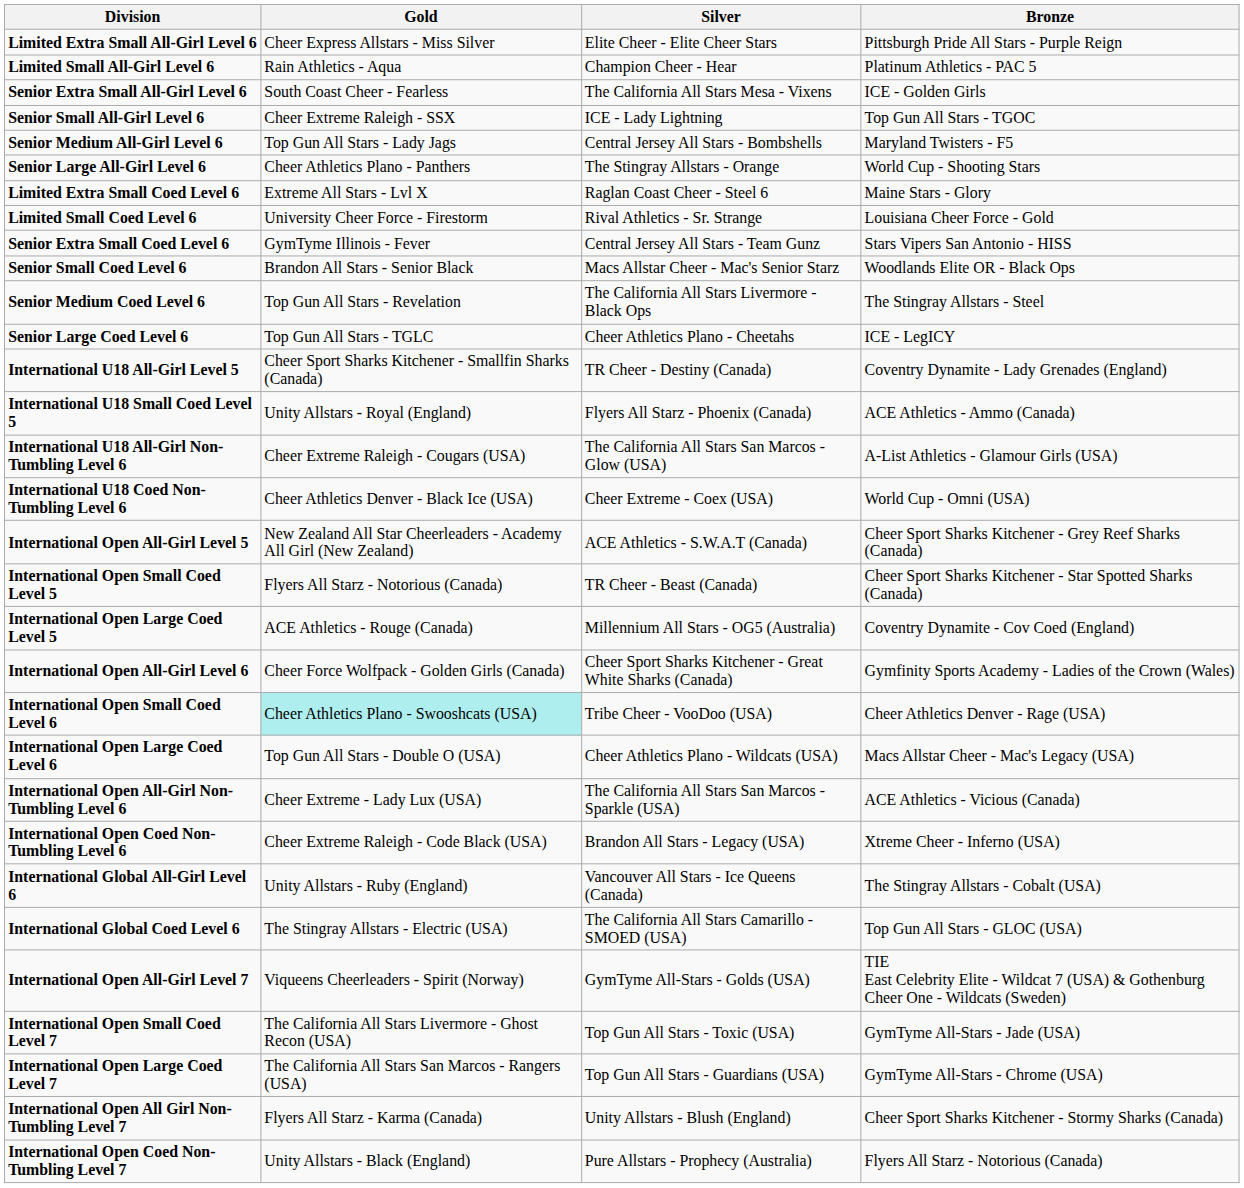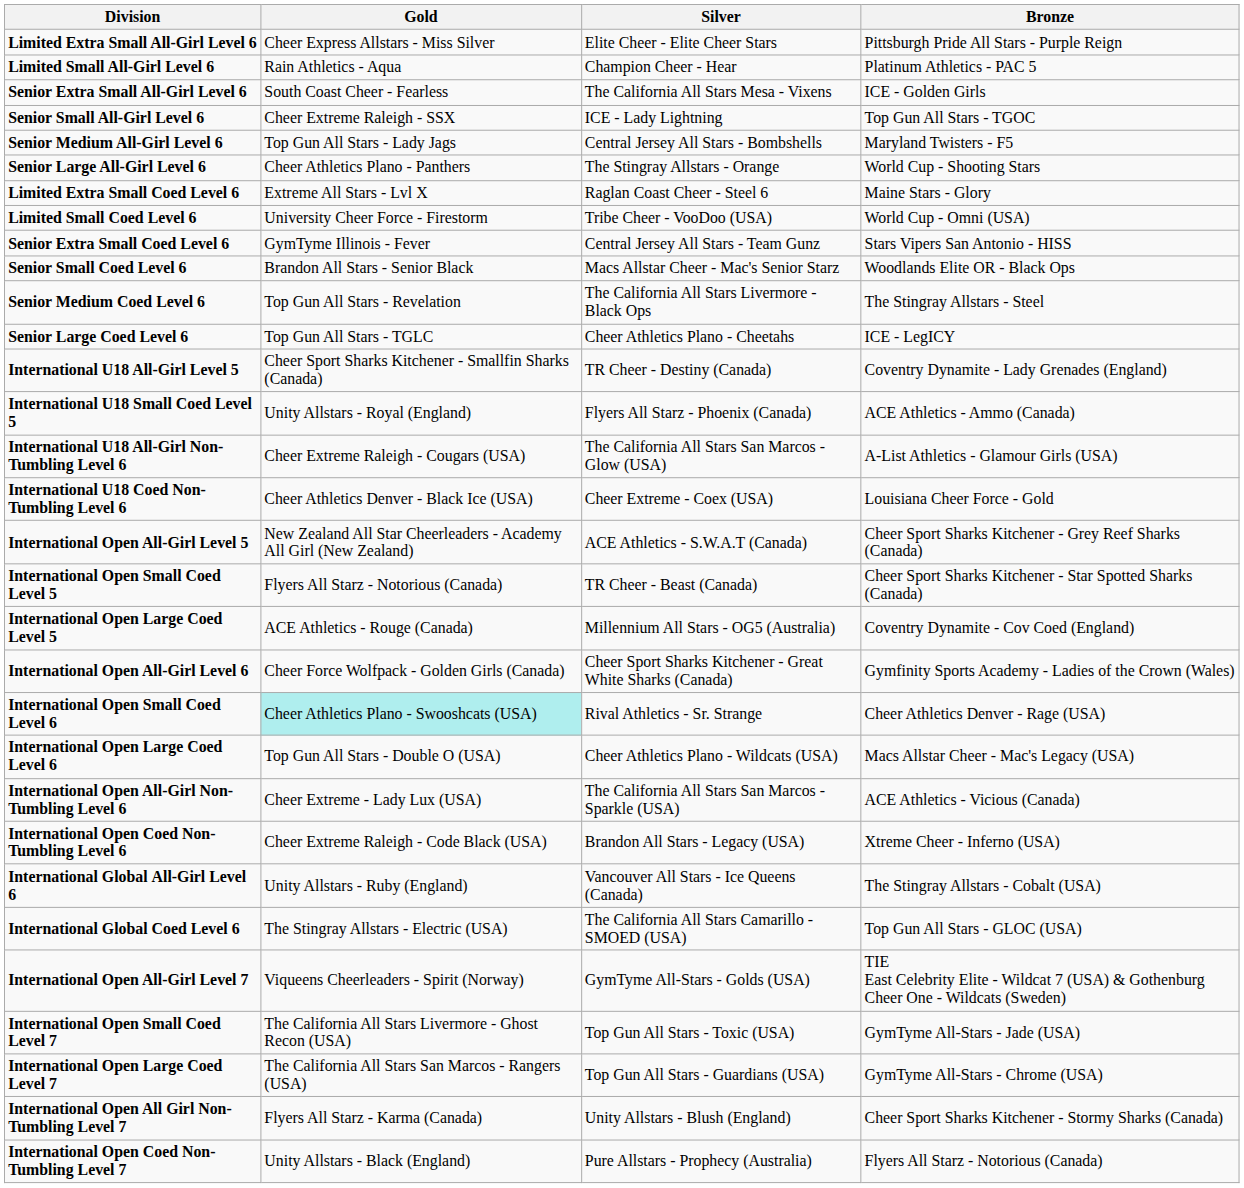(673, 218) Rival Athletics - Sr. Strange -> (678, 218) Tribe Cheer - VooDoo (USA)
(959, 218) Louisiana Cheer Force - Gold -> (947, 218) World Cup - Omni (USA)
(947, 499) World Cup - Omni (USA) -> (959, 499) Louisiana Cheer Force - Gold
(678, 713) Tribe Cheer - VooDoo (USA) -> (673, 713) Rival Athletics - Sr. Strange
